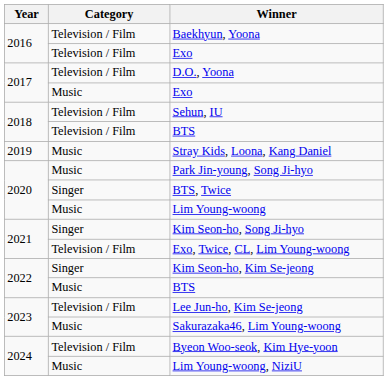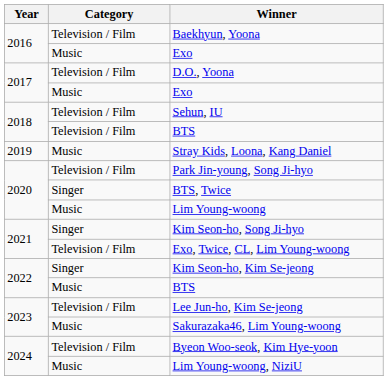(93, 53) Television / Film -> (67, 53) Music
(67, 170) Music -> (93, 170) Television / Film
